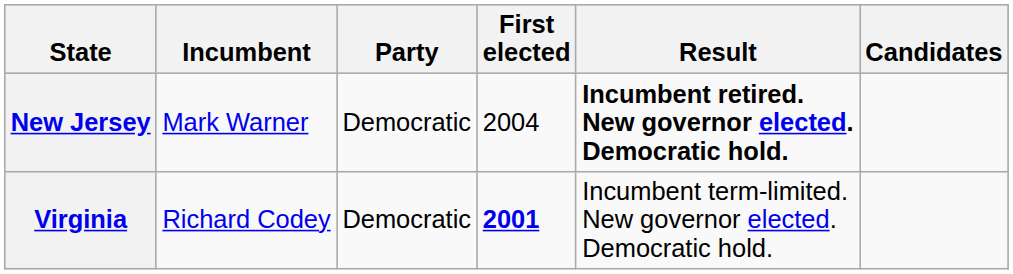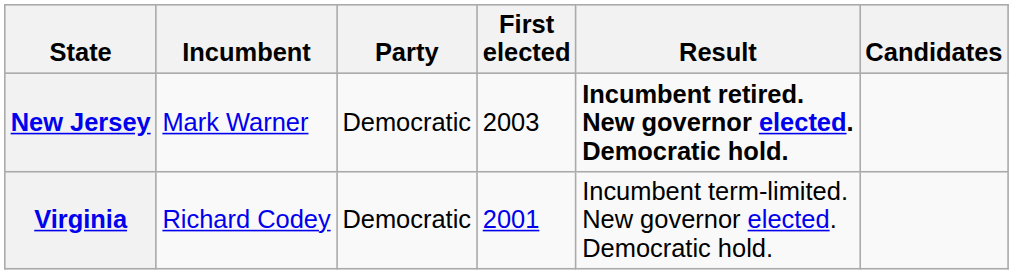(511, 122) 2004 -> (511, 122) 2003
(511, 219) bold -> (511, 219) normal
